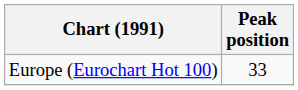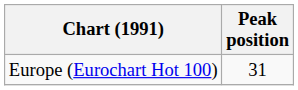(258, 69) 33 -> (258, 69) 31
